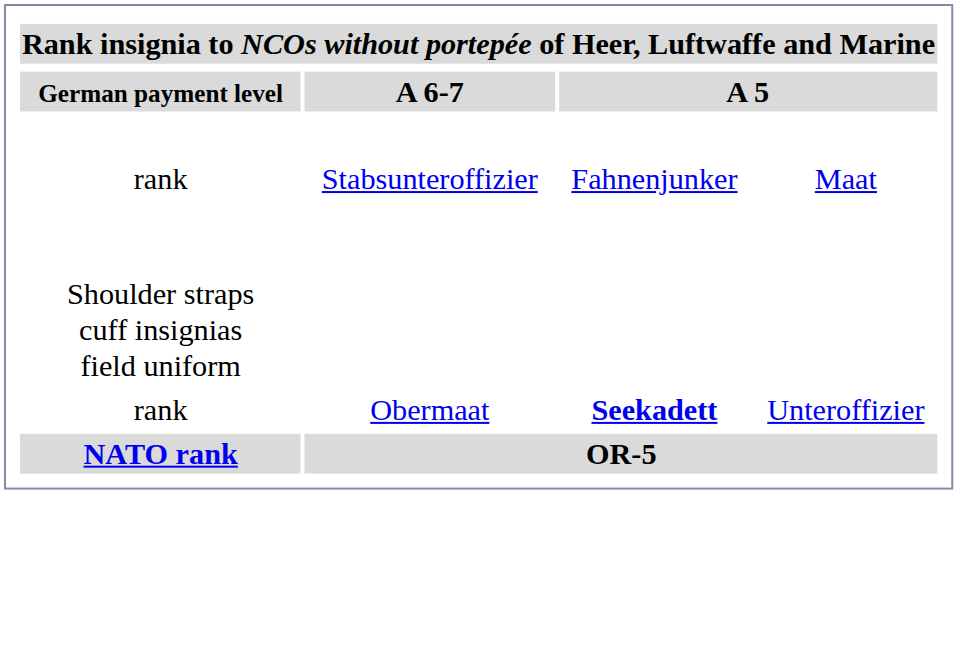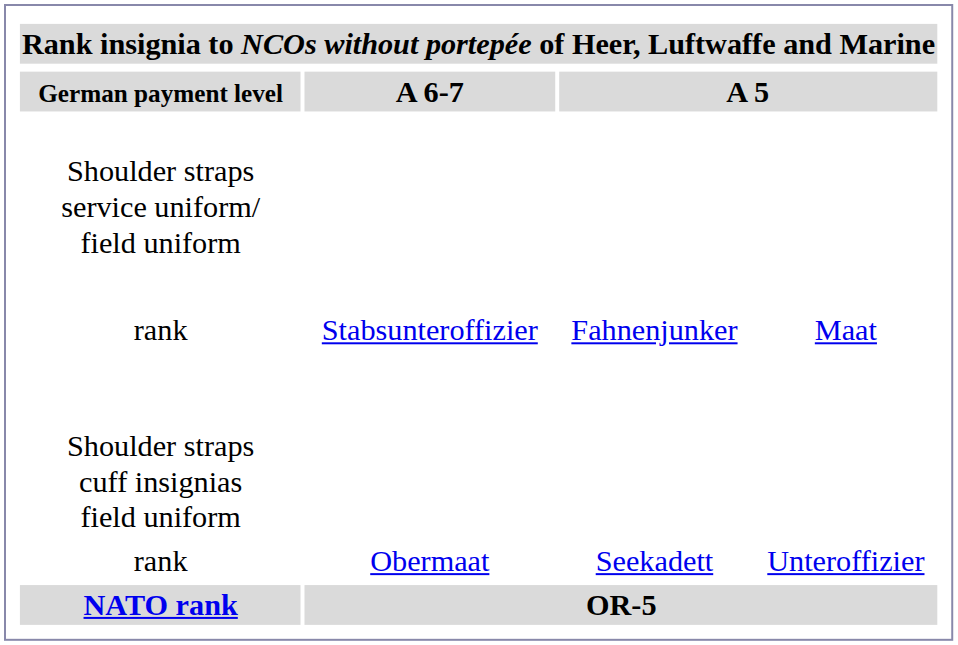+ row: (161, 206)
(654, 409) bold -> (654, 560) normal
